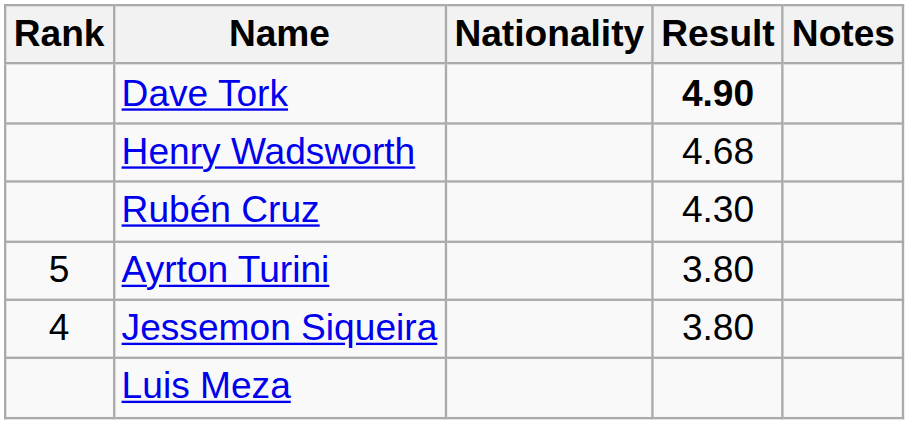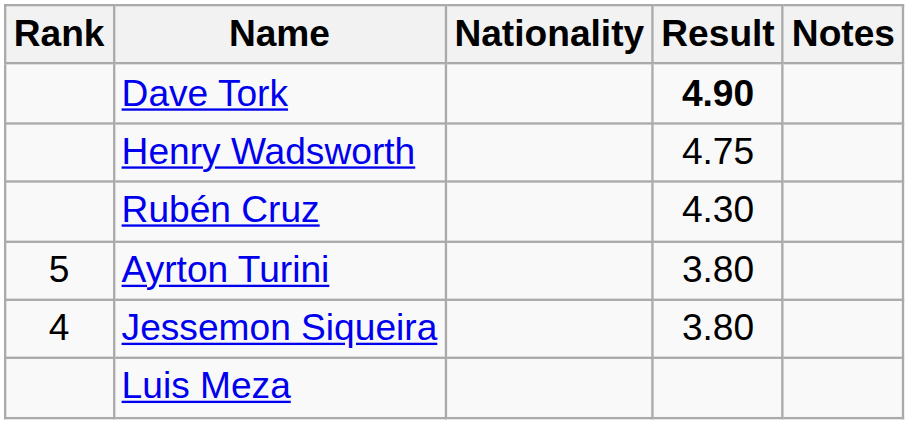(718, 151) 4.68 -> (718, 151) 4.75
